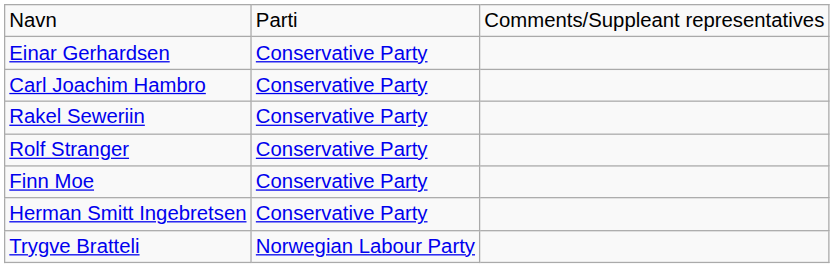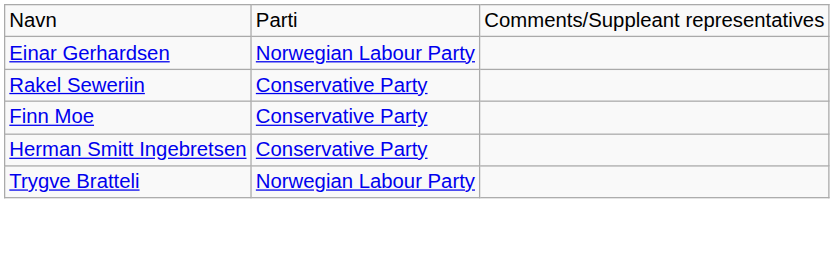(342, 52) Conservative Party -> (365, 52) Norwegian Labour Party
- row: (108, 85)
- row: (69, 149)
